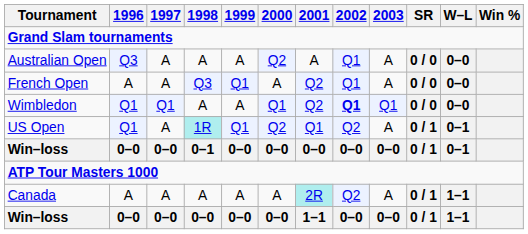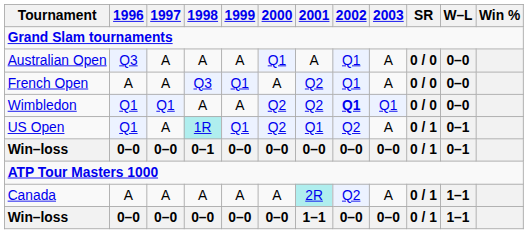(277, 60) Q2 -> (277, 60) Q1
(277, 104) Q1 -> (277, 104) Q2
